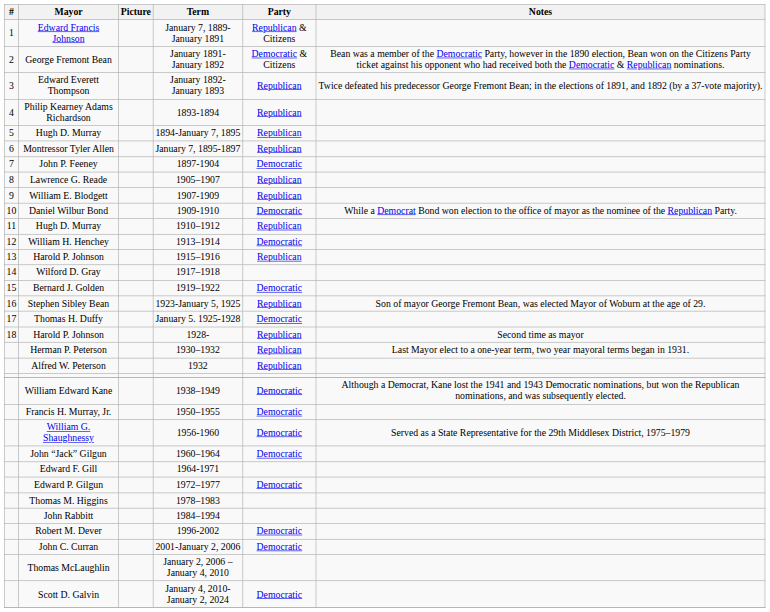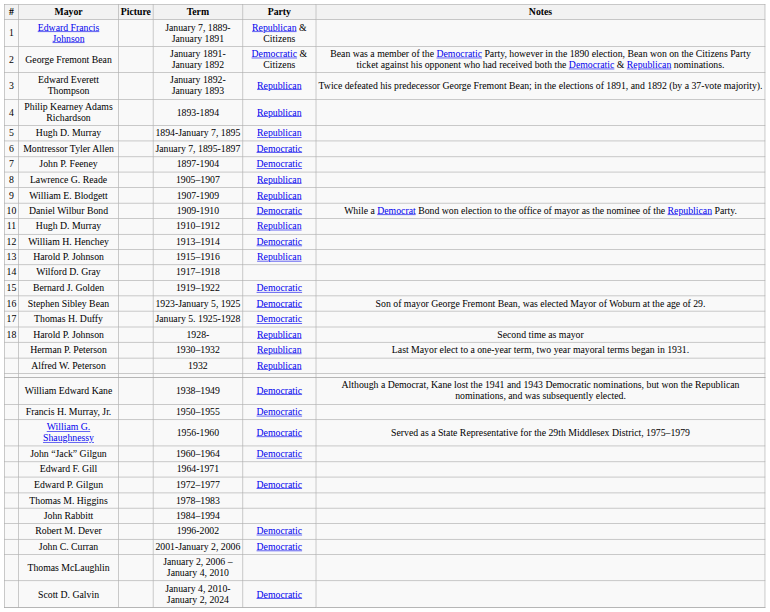(279, 149) Republican -> (279, 149) Democratic
(279, 303) Republican -> (279, 303) Democratic
